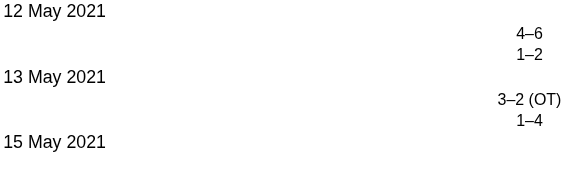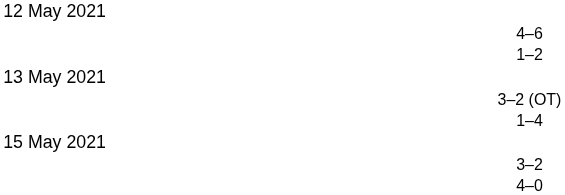+ row: (221, 165)
+ row: (221, 186)
